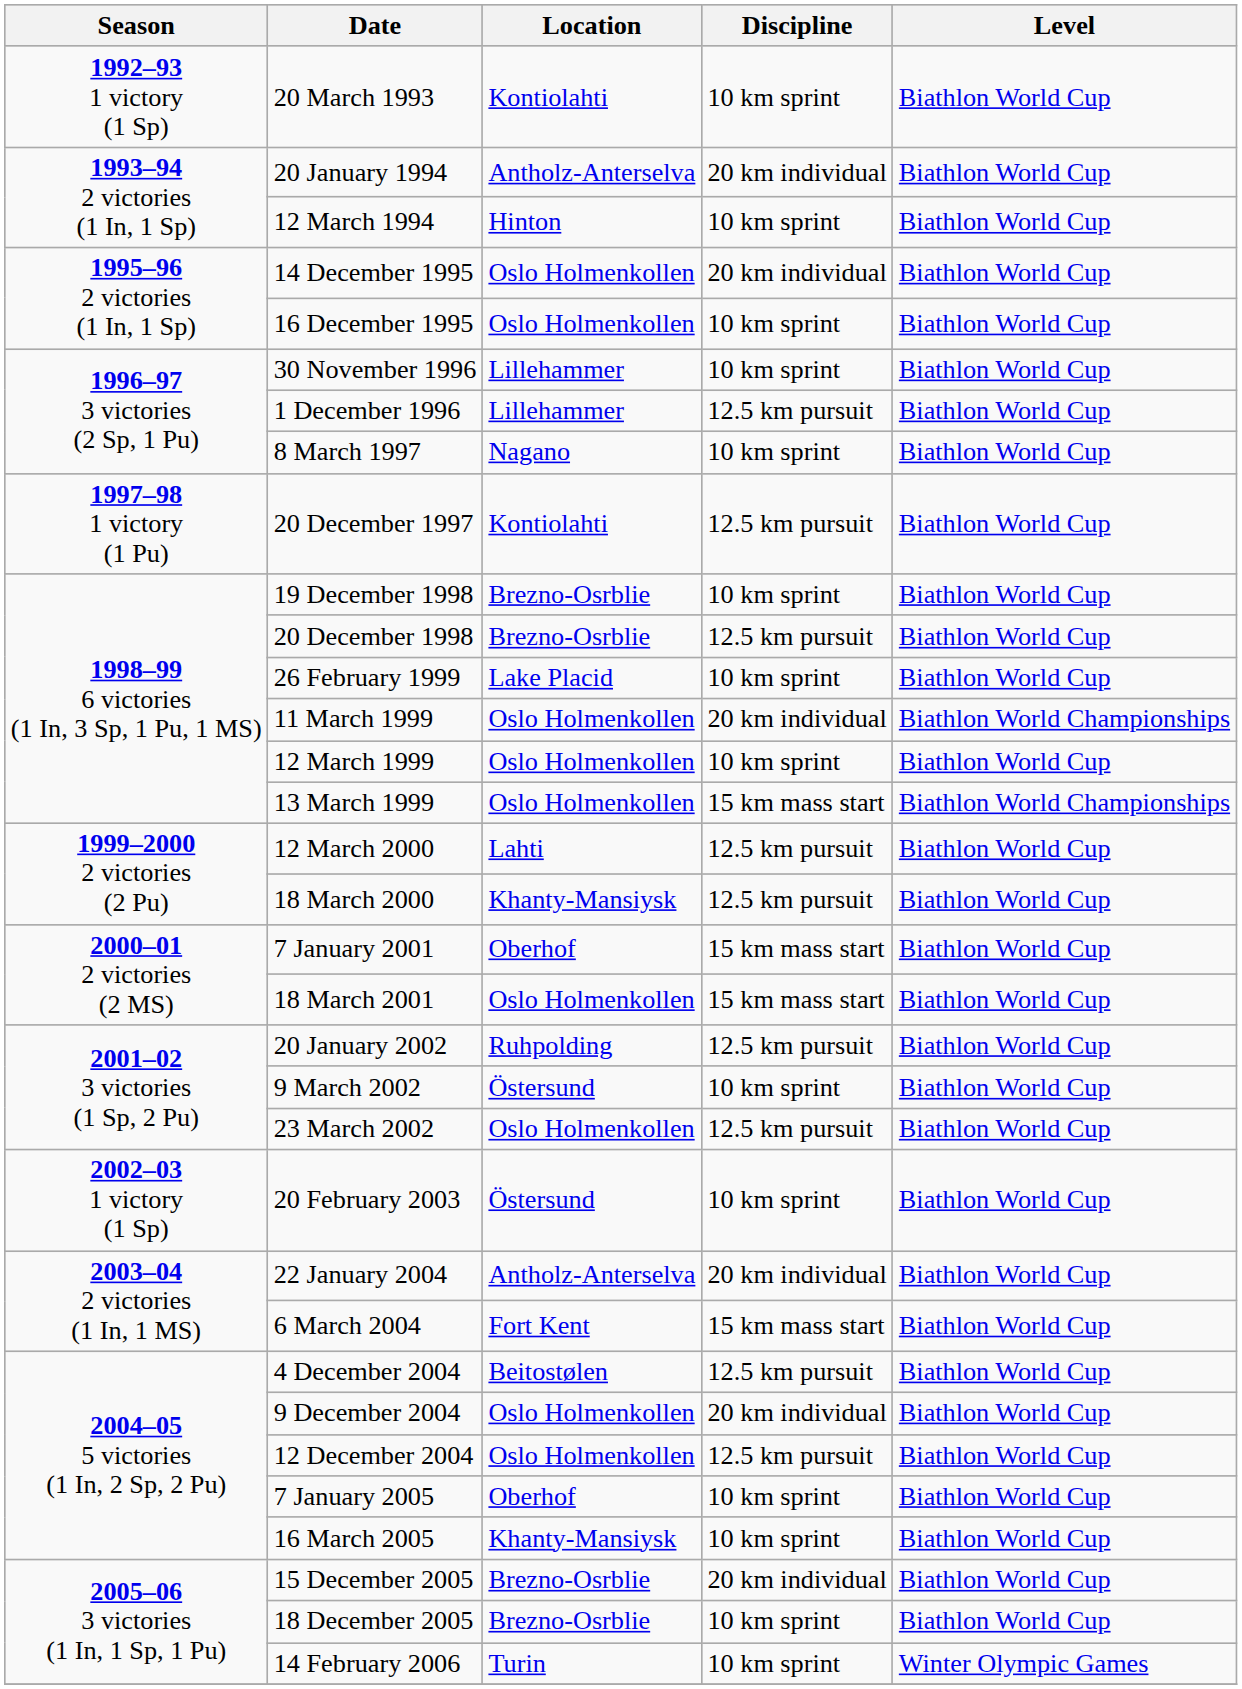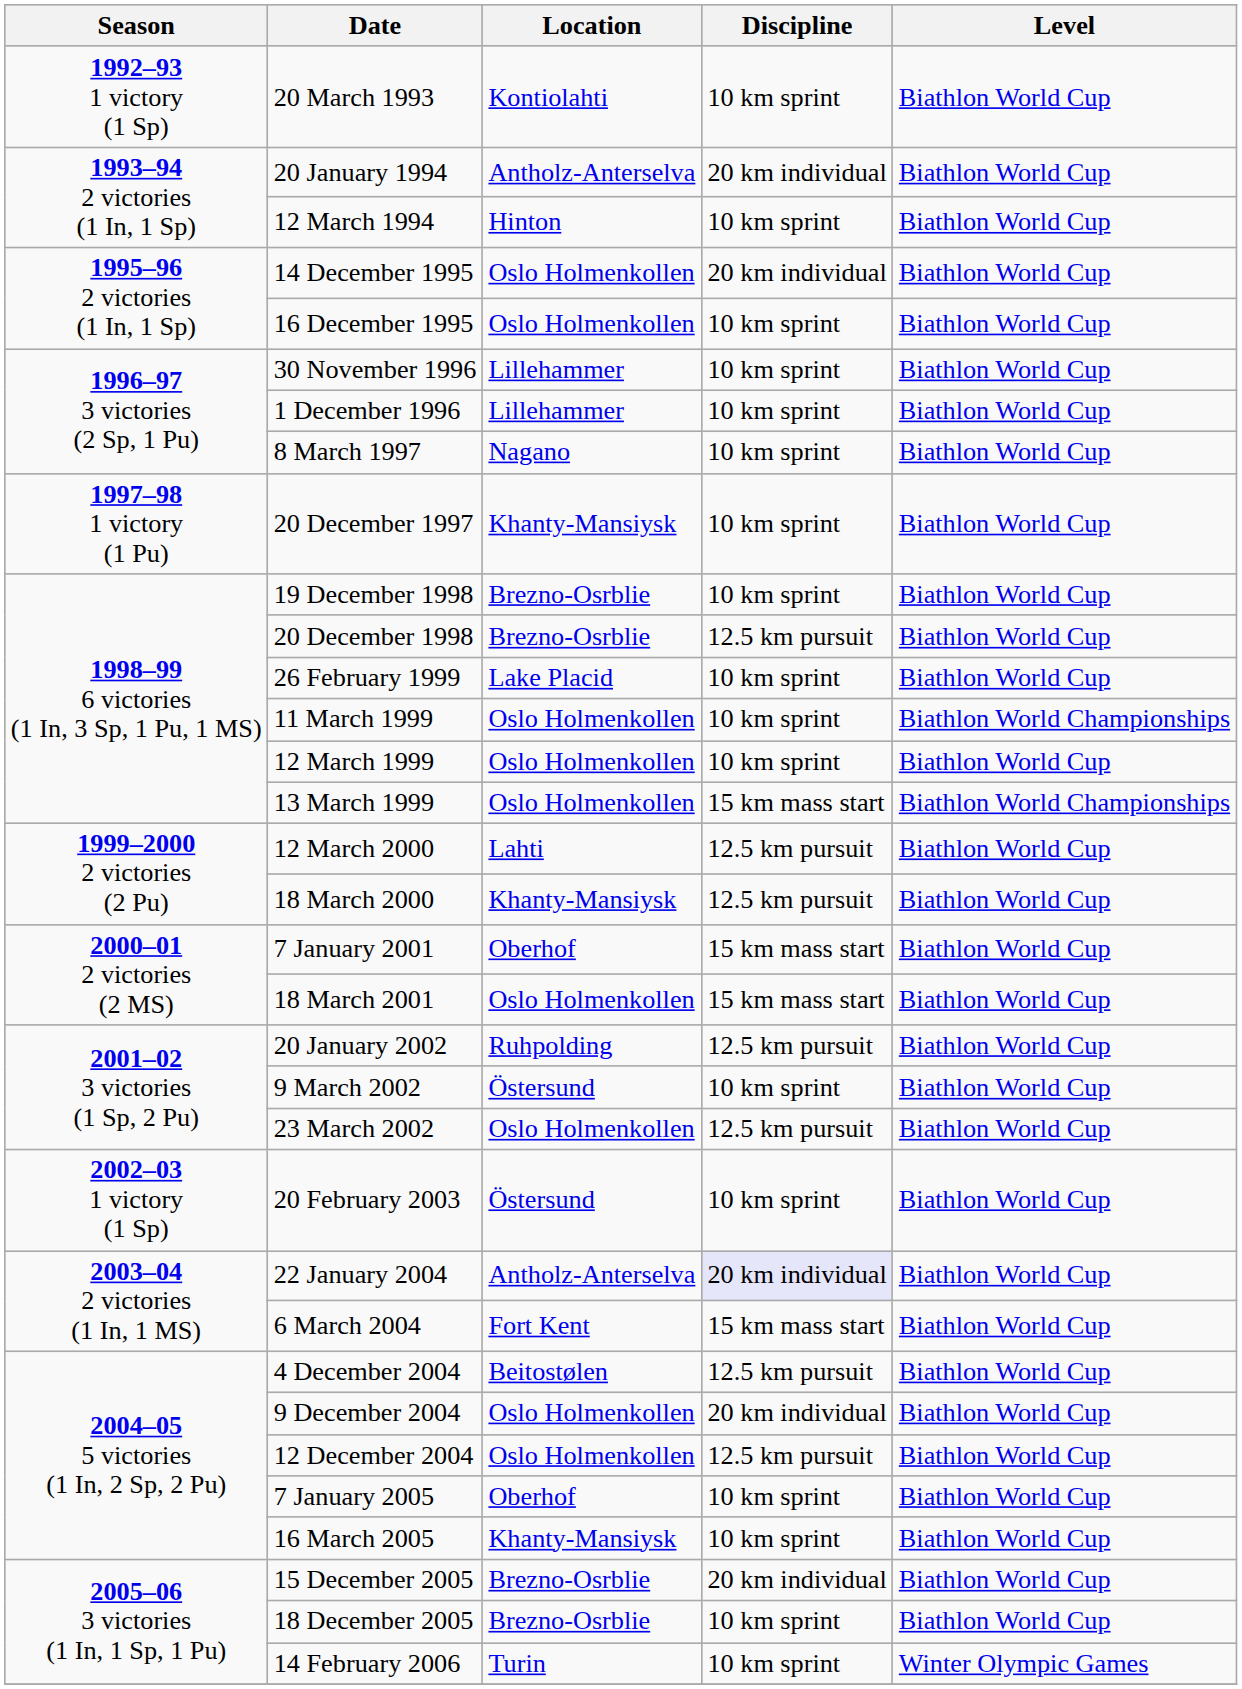(790, 410) 12.5 km pursuit -> (774, 410) 10 km sprint
(548, 523) Kontiolahti -> (582, 523) Khanty-Mansiysk
(790, 523) 12.5 km pursuit -> (774, 523) 10 km sprint
(797, 719) 20 km individual -> (774, 719) 10 km sprint
(797, 1275) no background -> (797, 1275) lavender background
